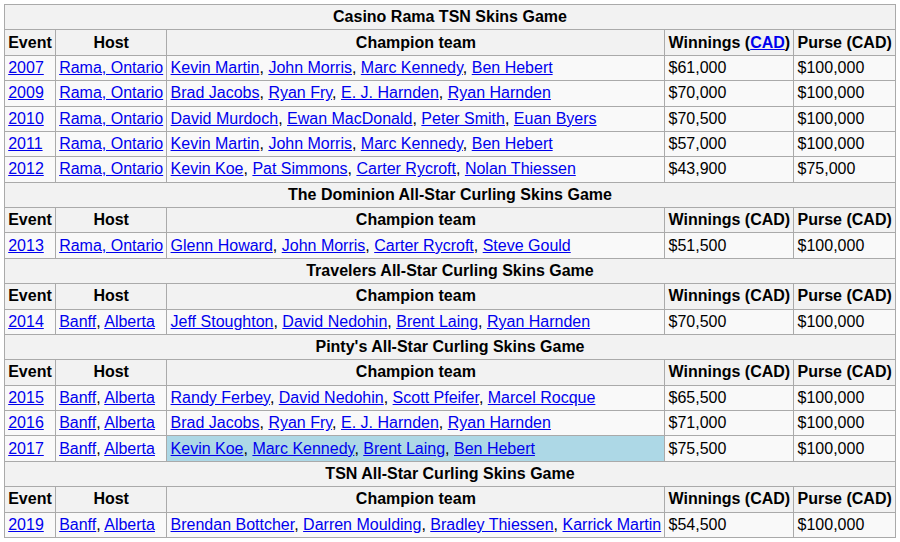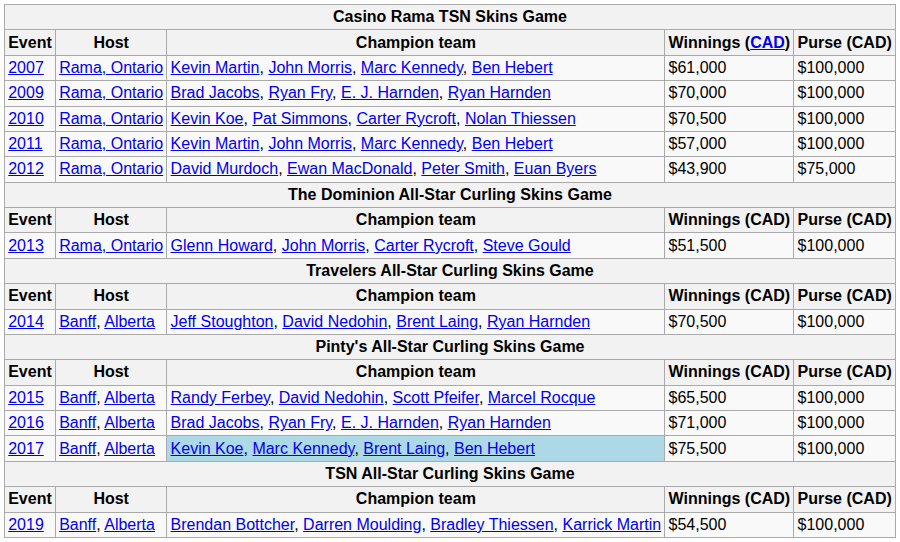(384, 118) David Murdoch, Ewan MacDonald, Peter Smith, Euan Byers -> (373, 118) Kevin Koe, Pat Simmons, Carter Rycroft, Nolan Thiessen
(373, 169) Kevin Koe, Pat Simmons, Carter Rycroft, Nolan Thiessen -> (384, 169) David Murdoch, Ewan MacDonald, Peter Smith, Euan Byers
